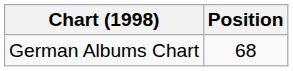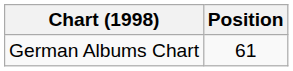(246, 50) 68 -> (246, 50) 61
